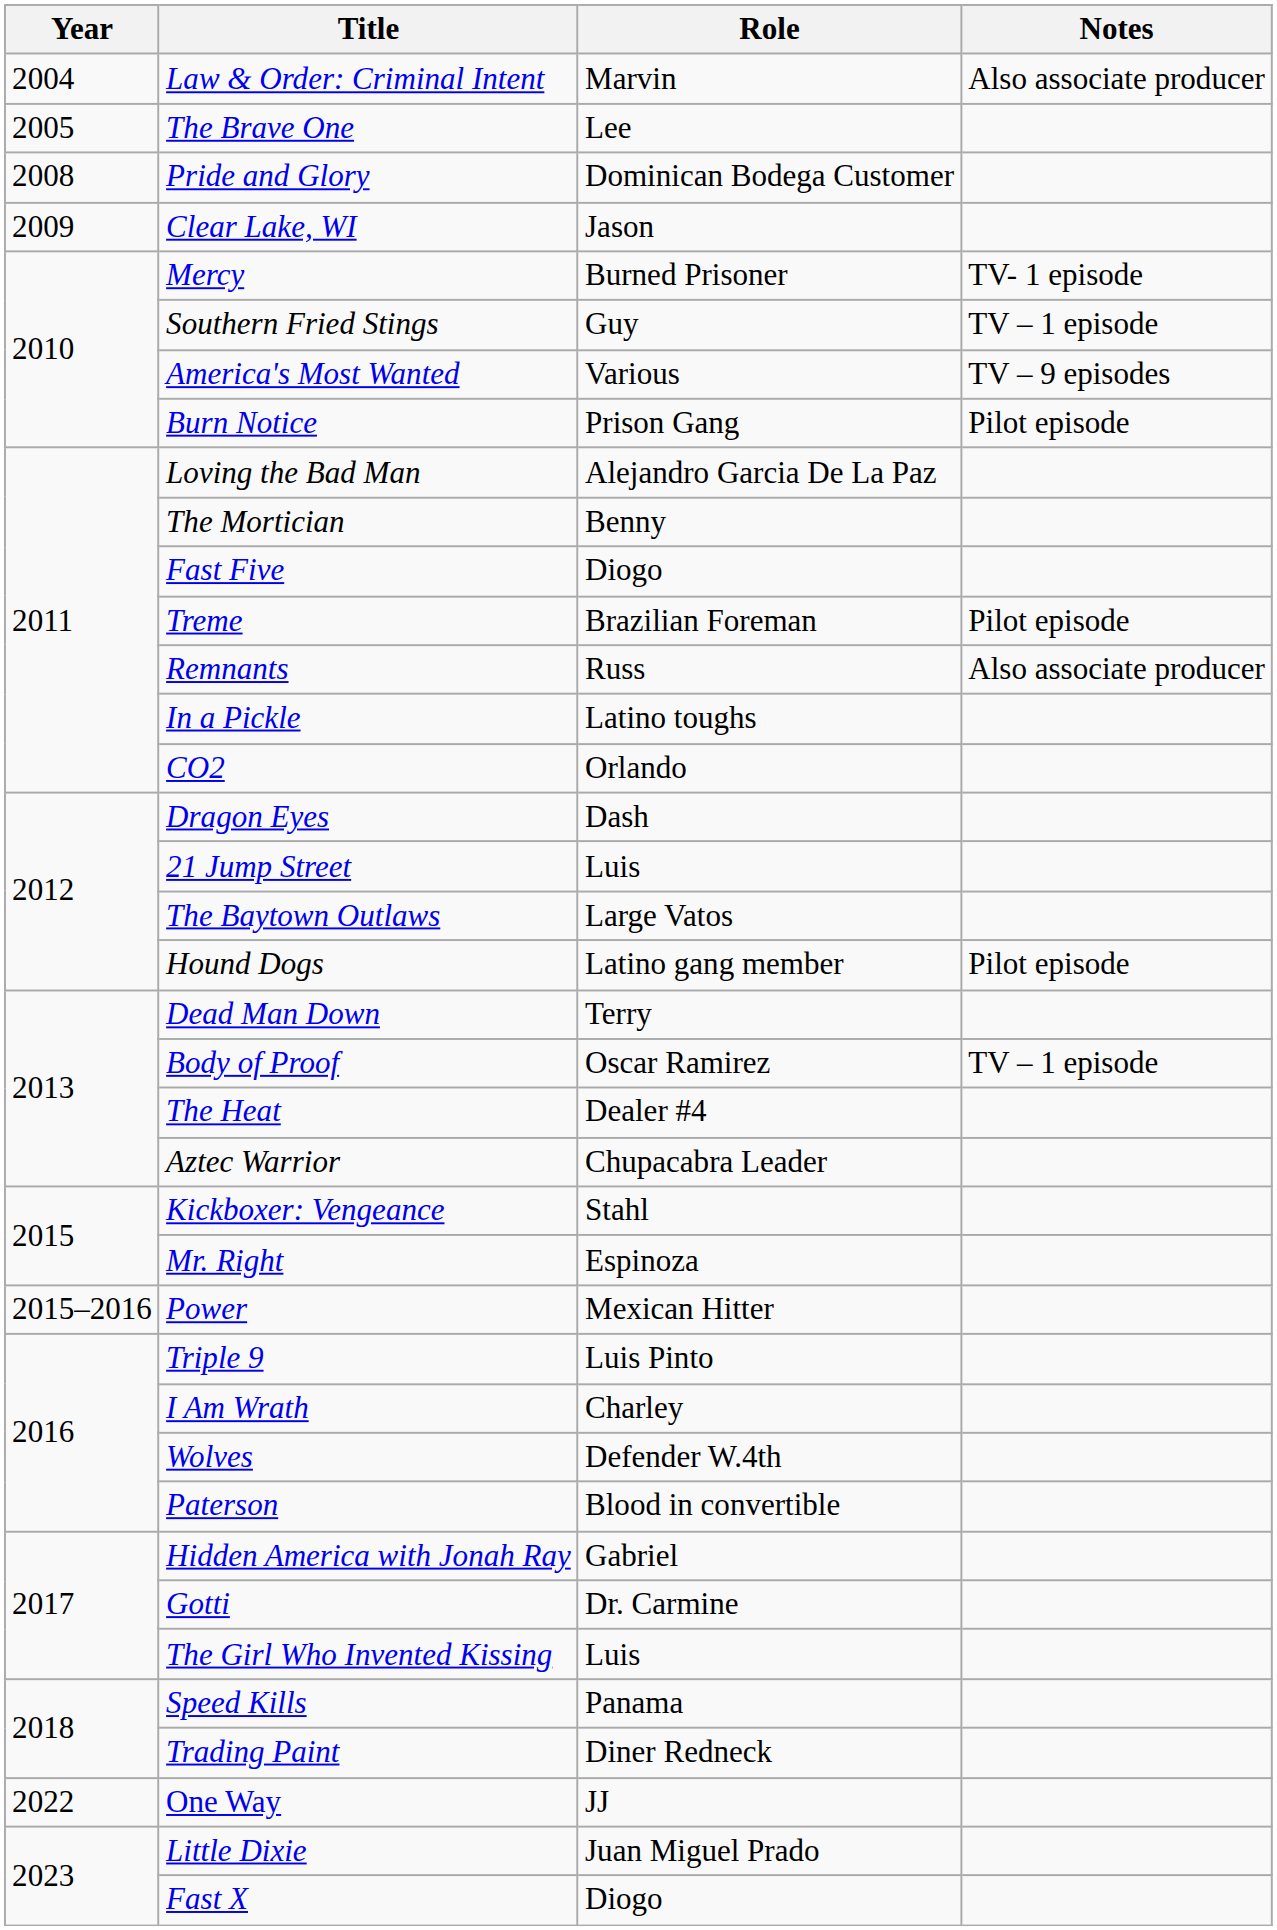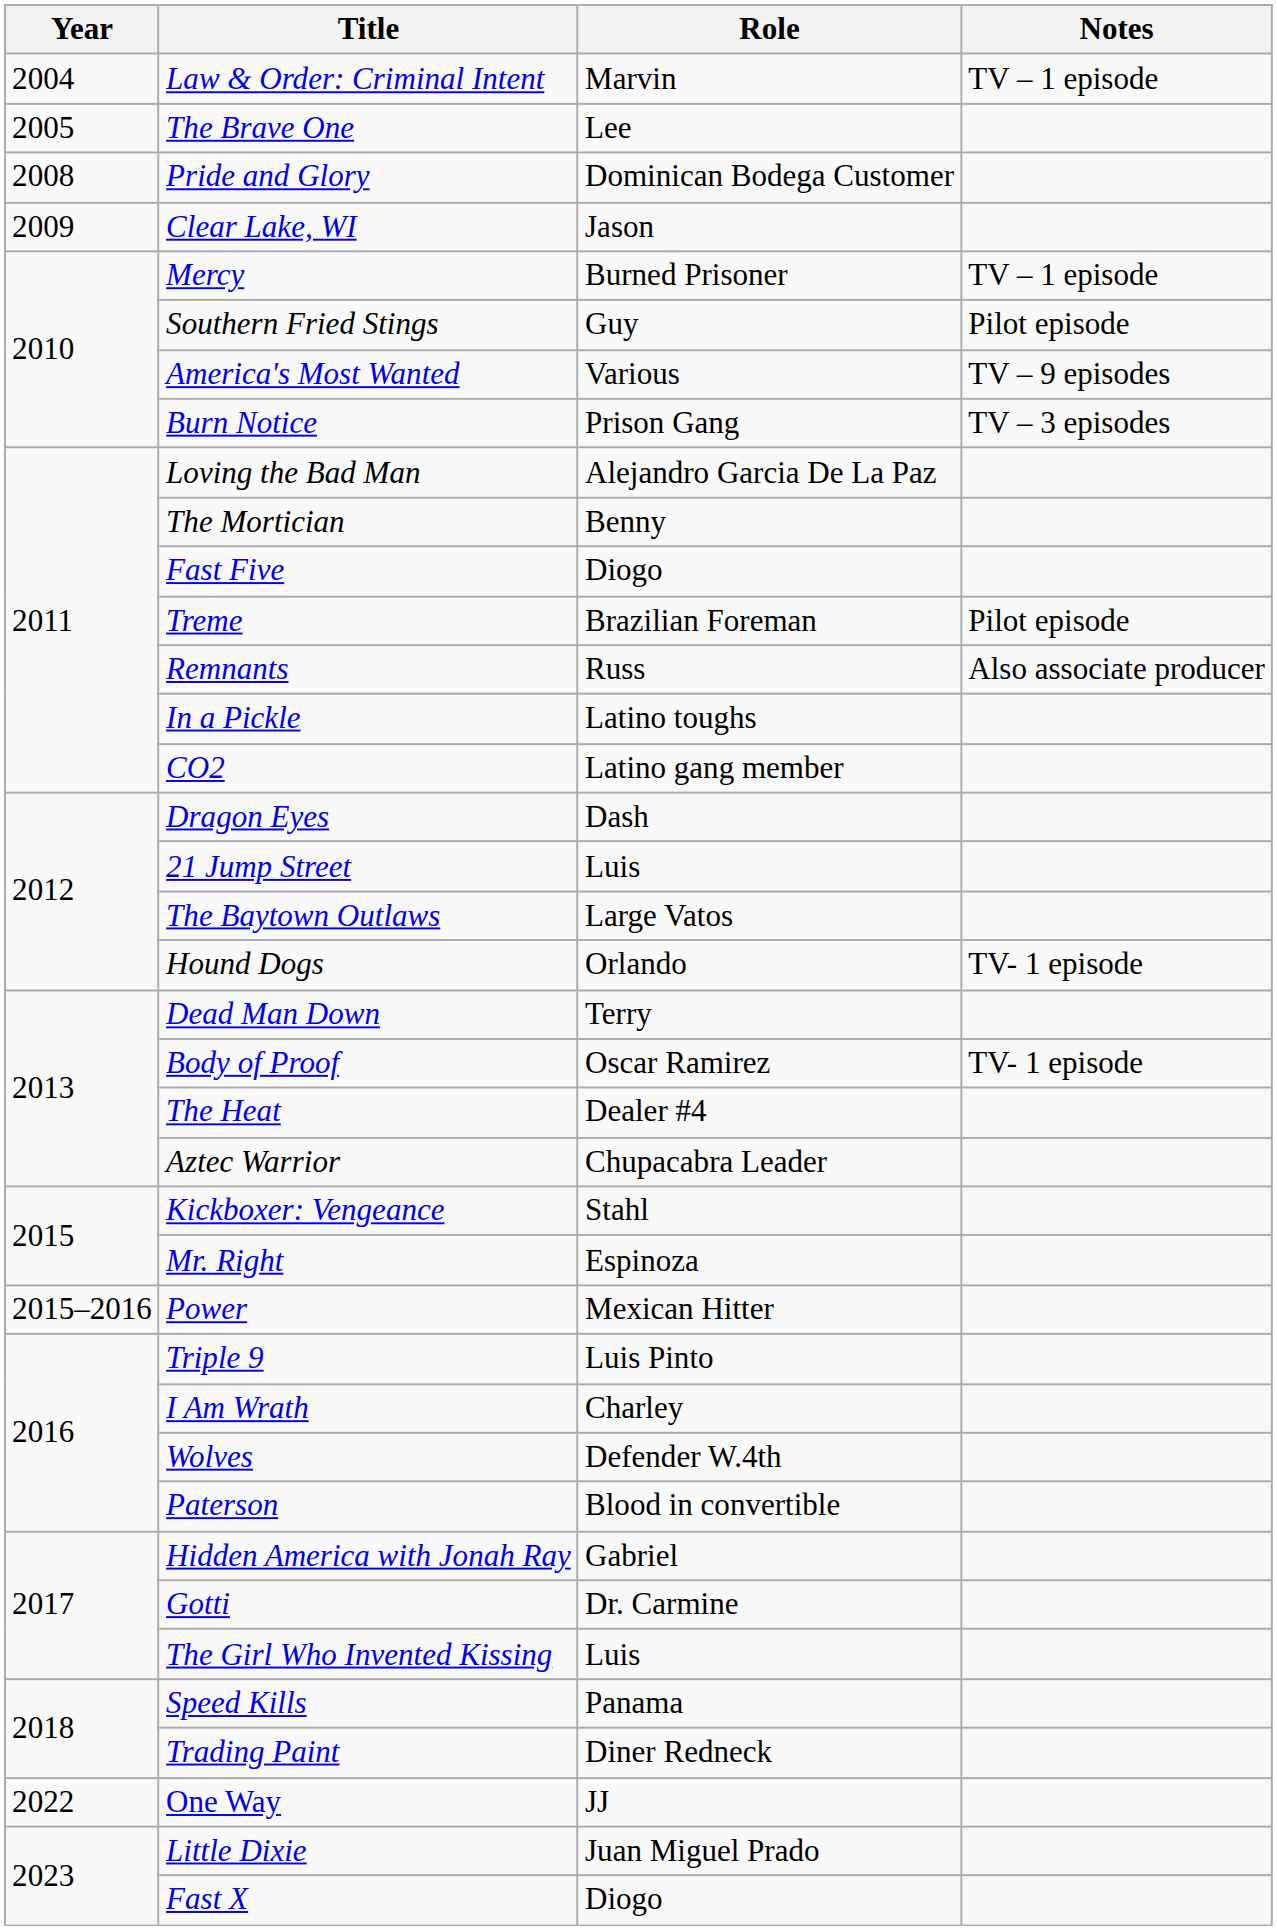(1117, 78) Also associate producer -> (1063, 78) TV – 1 episode
(1056, 275) TV- 1 episode -> (1063, 275) TV – 1 episode
(1063, 324) TV – 1 episode -> (1049, 324) Pilot episode
(1049, 422) Pilot episode -> (1069, 422) TV – 3 episodes
(636, 767) Orlando -> (714, 767) Latino gang member
(714, 964) Latino gang member -> (636, 964) Orlando
(1049, 964) Pilot episode -> (1056, 964) TV- 1 episode
(1063, 1062) TV – 1 episode -> (1056, 1062) TV- 1 episode
